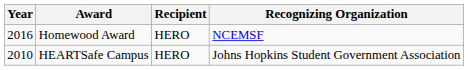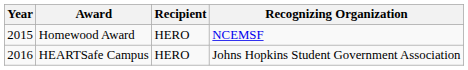(20, 34) 2016 -> (20, 34) 2015
(20, 55) 2010 -> (20, 55) 2016
